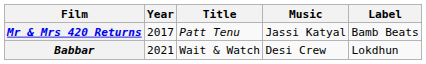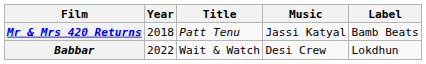(161, 32) 2017 -> (161, 32) 2018
(161, 50) 2021 -> (161, 50) 2022
